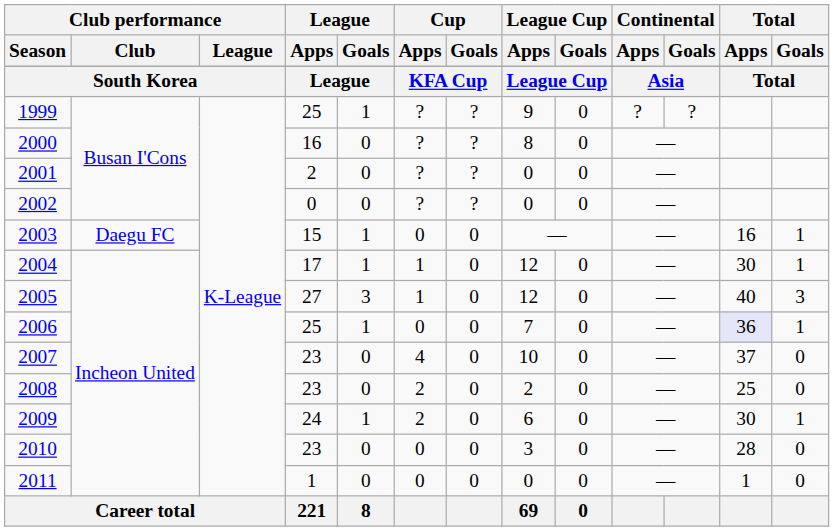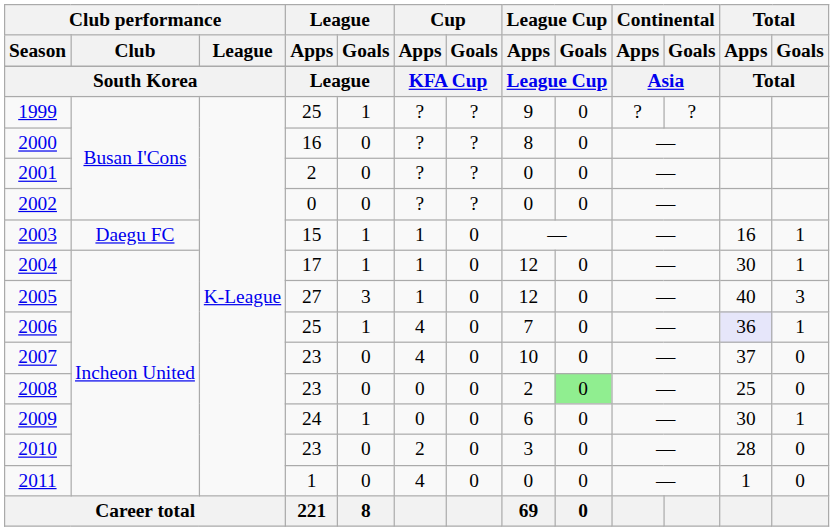(420, 234) 0 -> (420, 234) 1
(420, 326) 0 -> (420, 326) 4
(420, 388) 2 -> (420, 388) 0
(583, 388) no background -> (583, 388) lightgreen background
(420, 419) 2 -> (420, 419) 0
(420, 449) 0 -> (420, 449) 2
(420, 480) 0 -> (420, 480) 4
